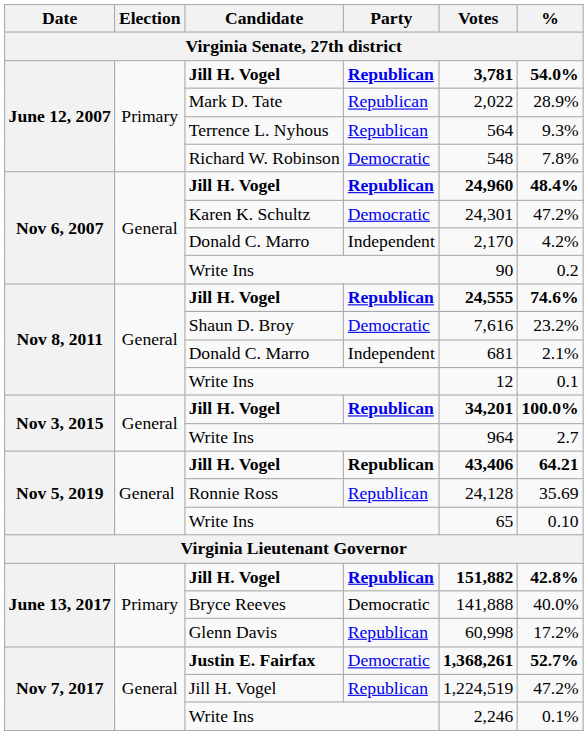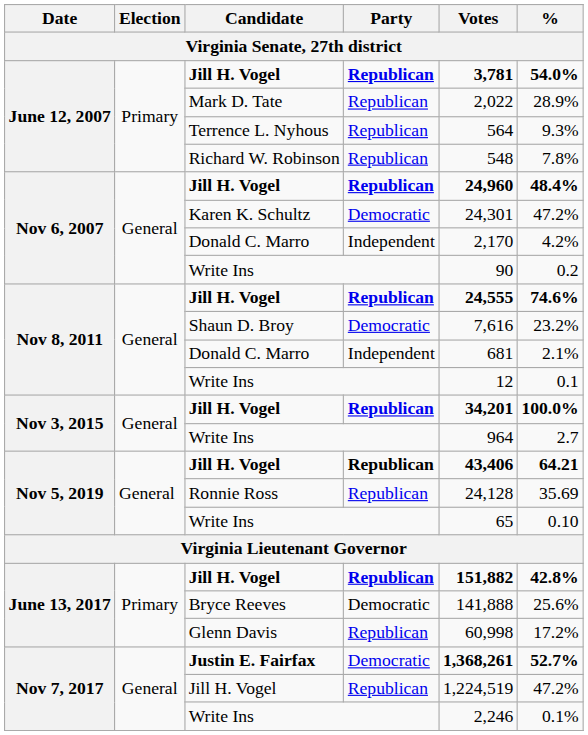(389, 158) Democratic -> (388, 158) Republican
(556, 604) 40.0% -> (556, 604) 25.6%
